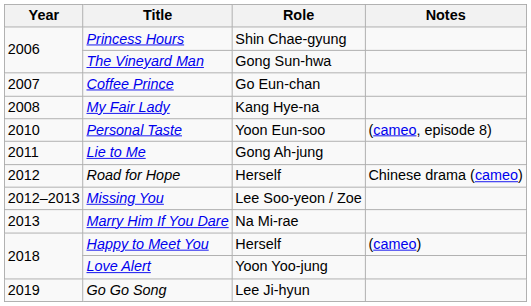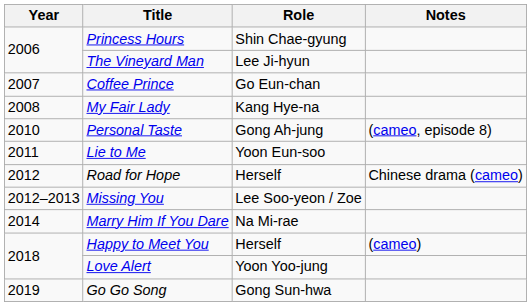(283, 61) Gong Sun-hwa -> (273, 61) Lee Ji-hyun
(280, 130) Yoon Eun-soo -> (279, 130) Gong Ah-jung
(279, 152) Gong Ah-jung -> (280, 152) Yoon Eun-soo
(24, 221) 2013 -> (24, 221) 2014
(273, 289) Lee Ji-hyun -> (283, 289) Gong Sun-hwa
